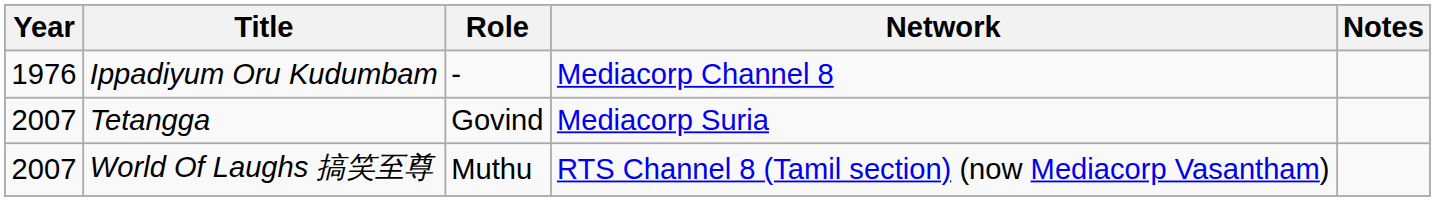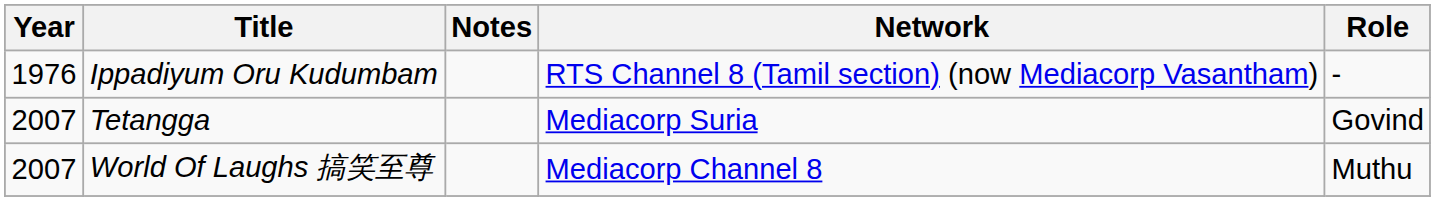columns swapped: (497, 27) <-> (1383, 27)
(695, 73) Mediacorp Channel 8 -> (932, 73) RTS Channel 8 (Tamil section) (now Mediacorp Vasantham)
(943, 168) RTS Channel 8 (Tamil section) (now Mediacorp Vasantham) -> (684, 168) Mediacorp Channel 8
